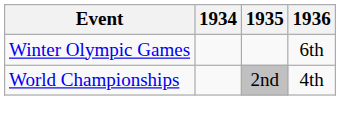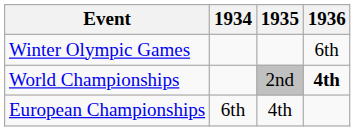(312, 79) normal -> (327, 79) bold
+ row: (107, 110)
